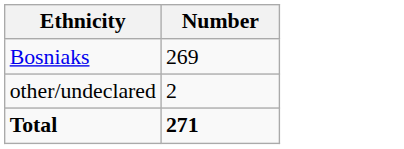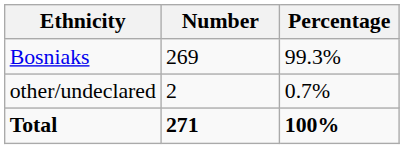+ column: (339, 21)
